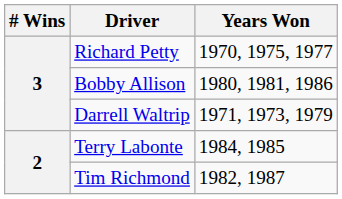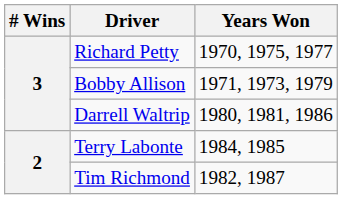(266, 83) 1980, 1981, 1986 -> (266, 83) 1971, 1973, 1979
(266, 115) 1971, 1973, 1979 -> (266, 115) 1980, 1981, 1986
